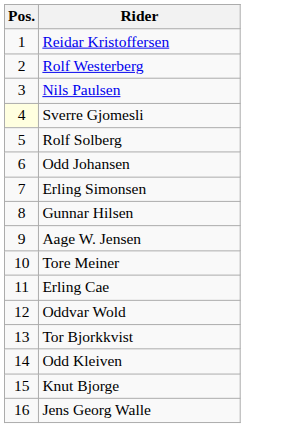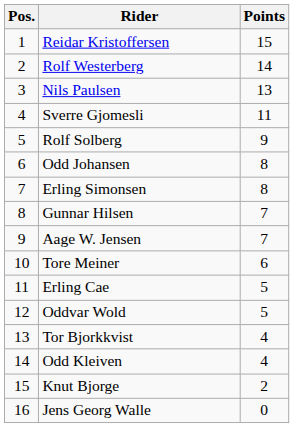+ column: (264, 16)
(22, 115) lightyellow background -> (22, 115) no background
